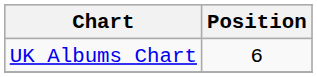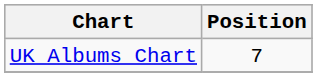(257, 56) 6 -> (257, 56) 7
